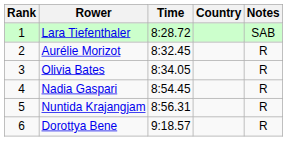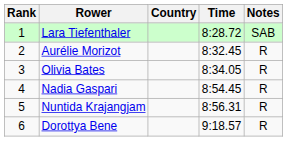columns swapped: (219, 13) <-> (171, 13)
